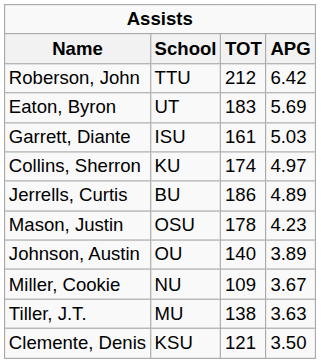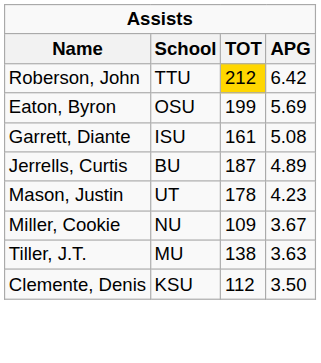(241, 78) no background -> (241, 78) gold background
(167, 107) UT -> (175, 107) OSU
(241, 107) 183 -> (241, 107) 199
(288, 136) 5.03 -> (288, 136) 5.08
- row: (75, 166)
(241, 195) 186 -> (241, 166) 187
(175, 225) OSU -> (167, 195) UT
- row: (74, 254)
(241, 343) 121 -> (240, 284) 112
